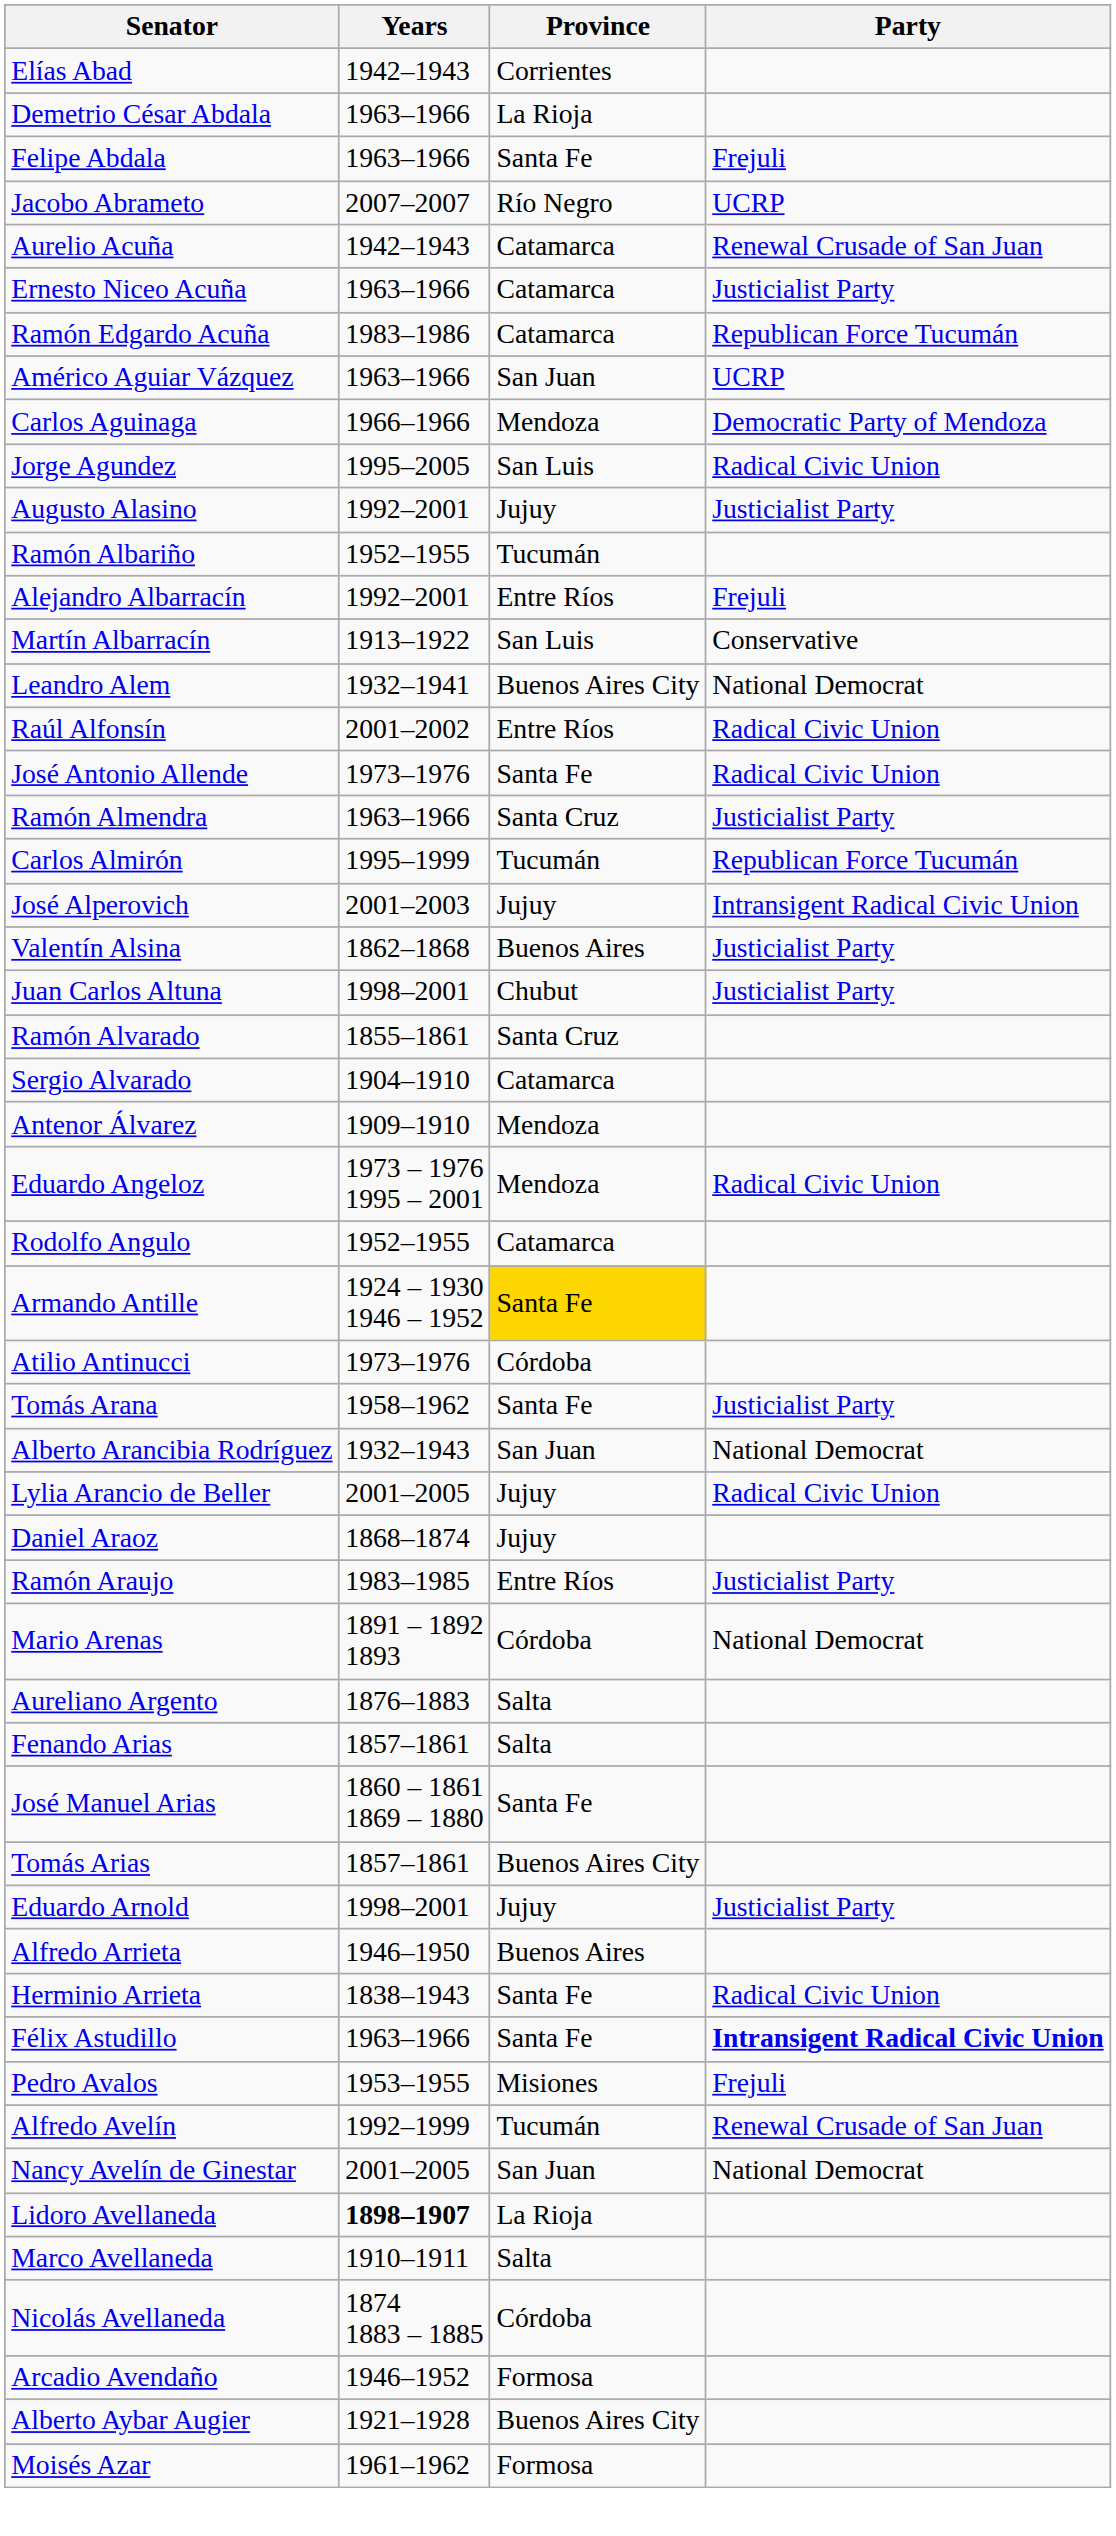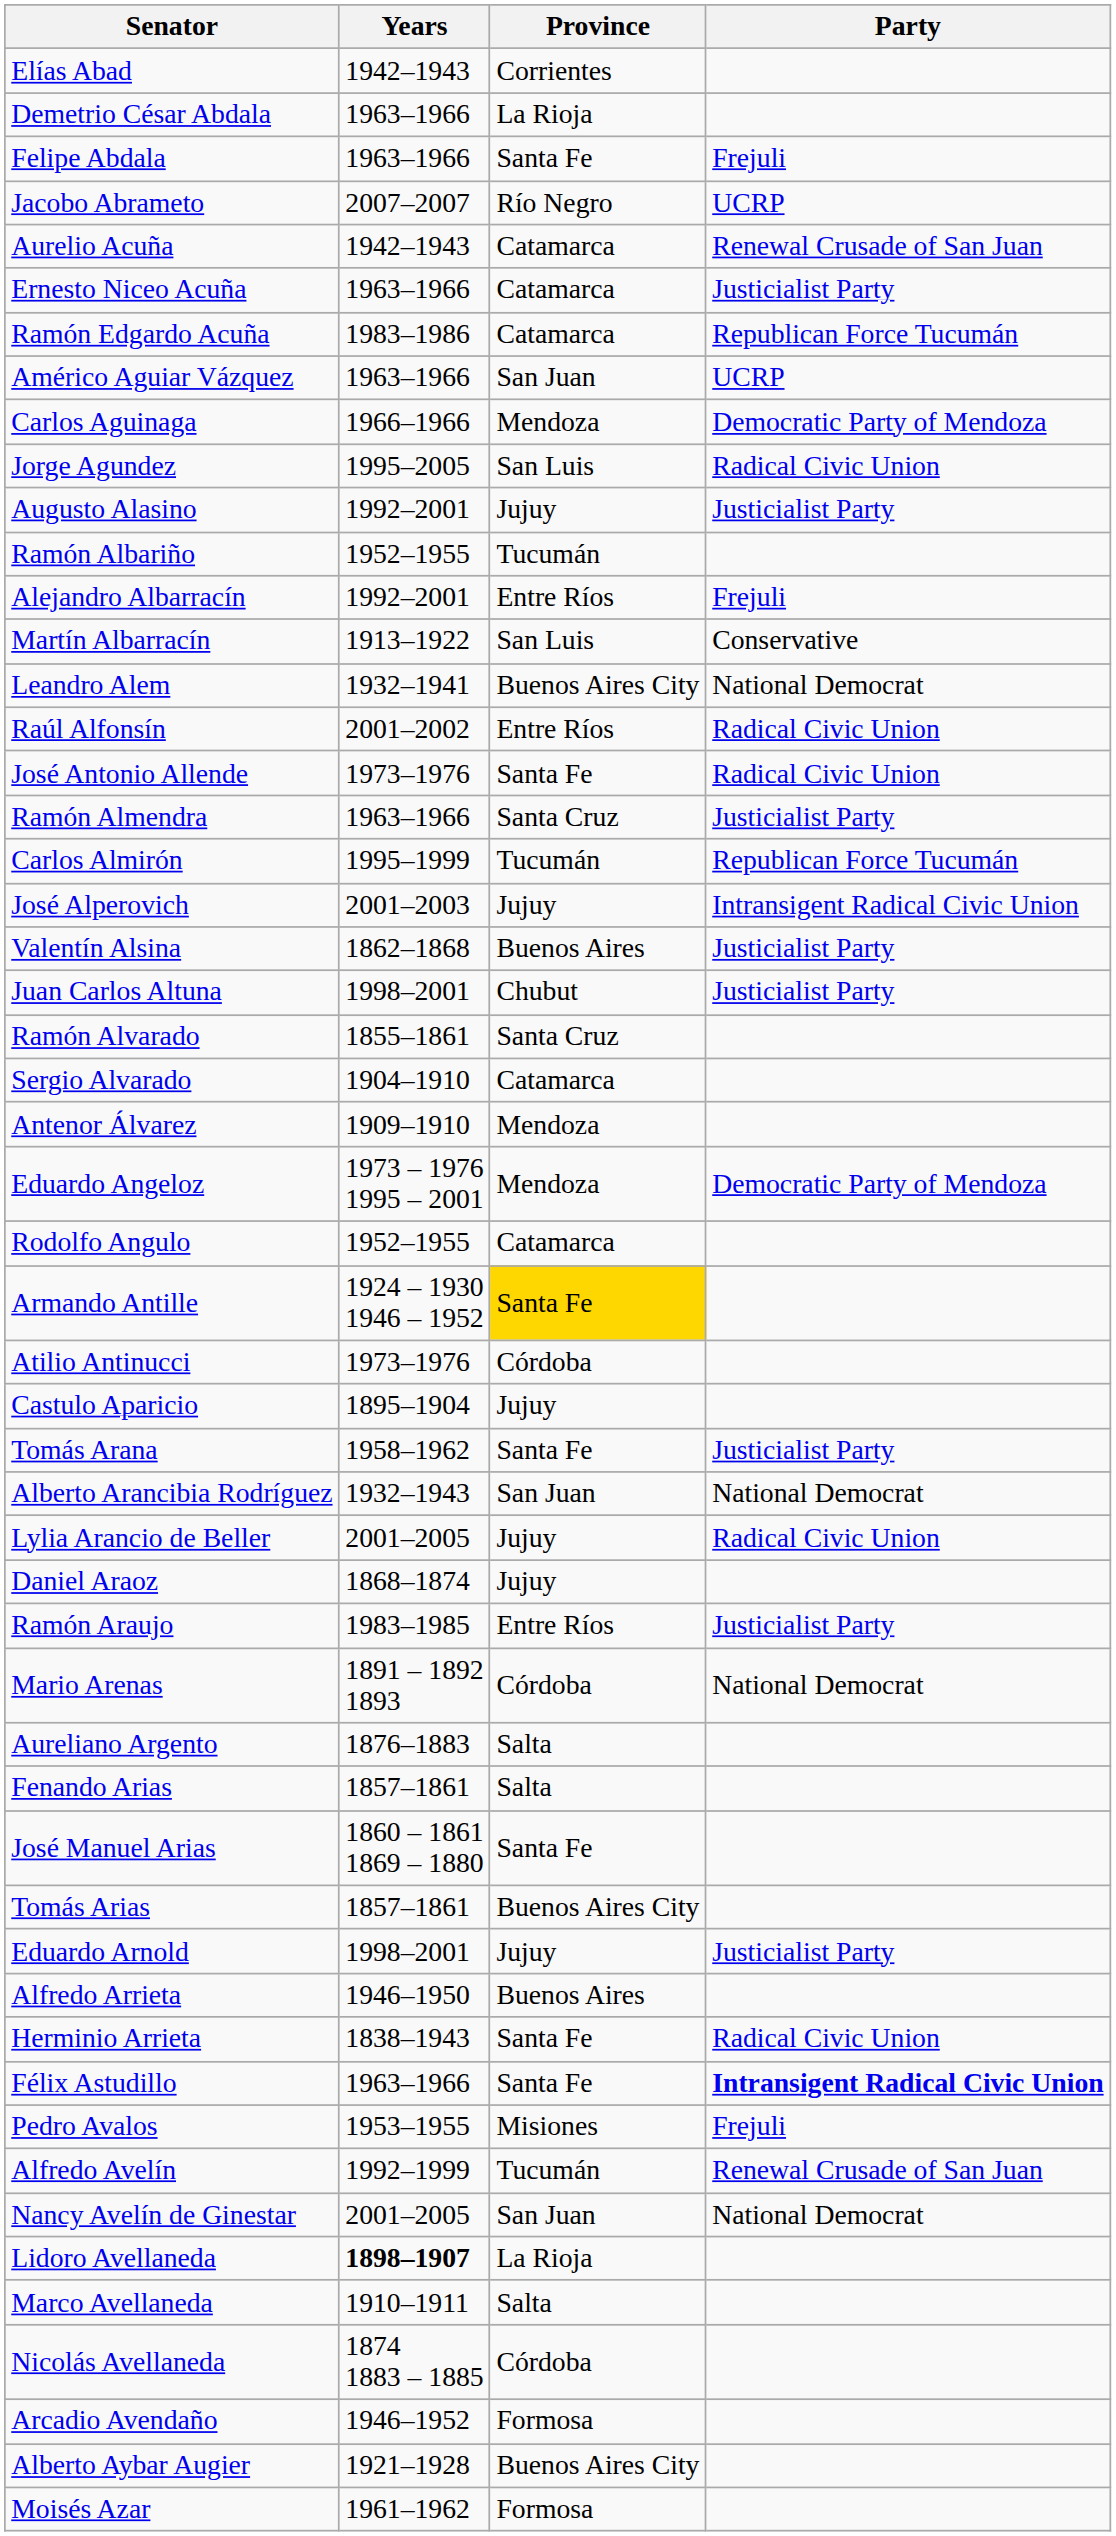(826, 1183) Radical Civic Union -> (879, 1183) Democratic Party of Mendoza
+ row: (105, 1405)
